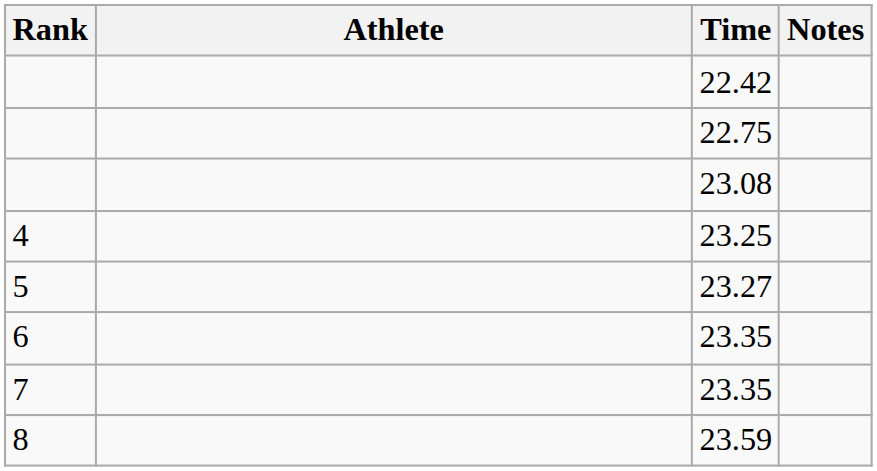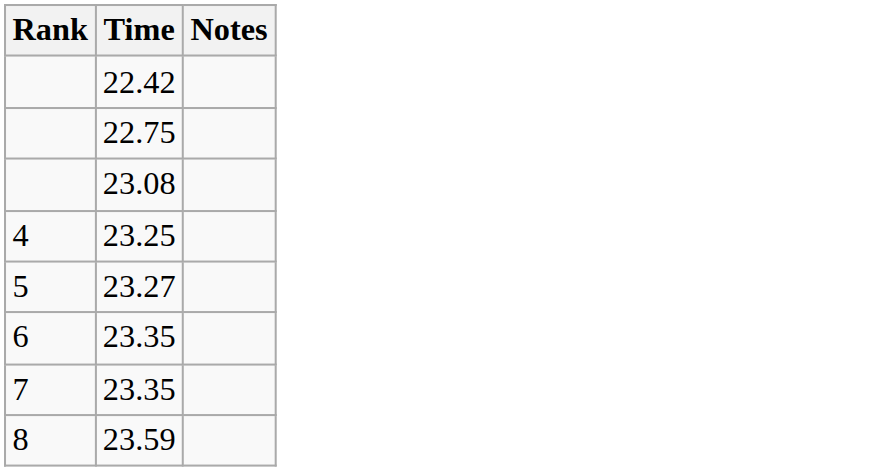- column: (394, 30)
